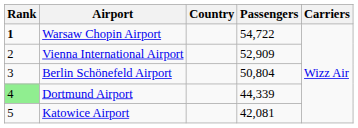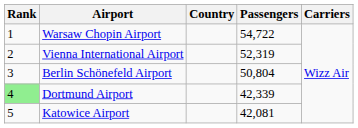(10, 34) bold -> (10, 34) normal
(257, 53) 52,909 -> (257, 53) 52,319
(257, 93) 44,339 -> (257, 93) 42,339
